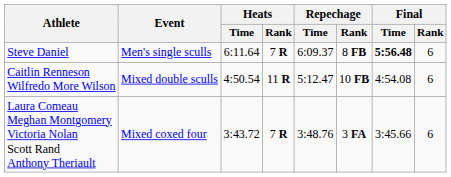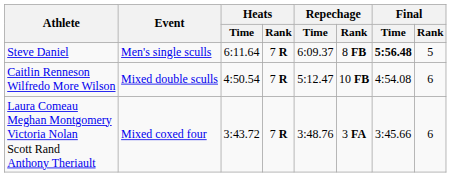(430, 53) 6 -> (430, 53) 5
(278, 79) 11 R -> (278, 79) 7 R
